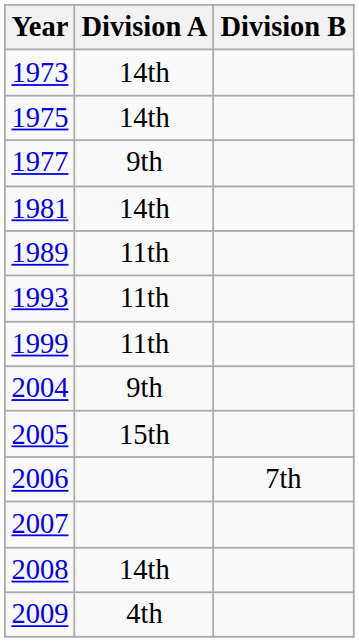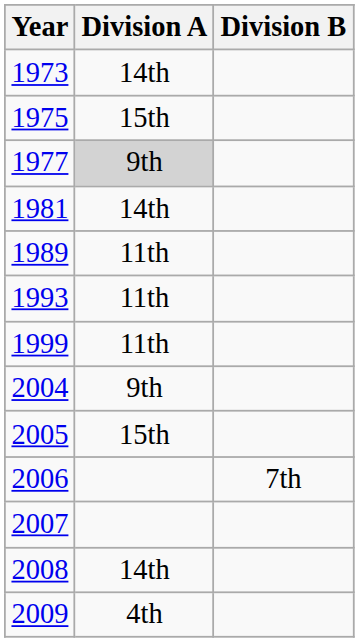(144, 117) 14th -> (144, 117) 15th
(144, 162) no background -> (144, 162) lightgrey background
